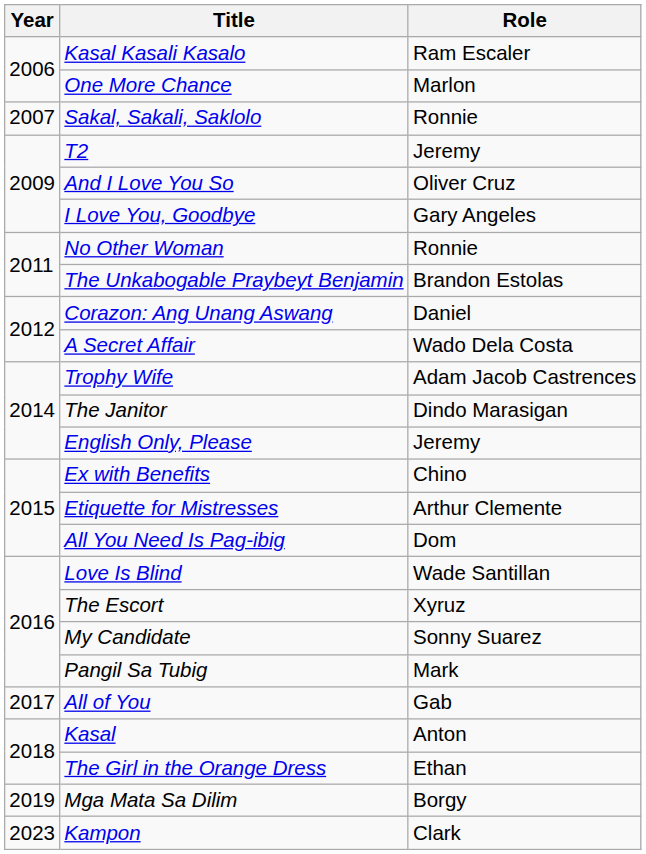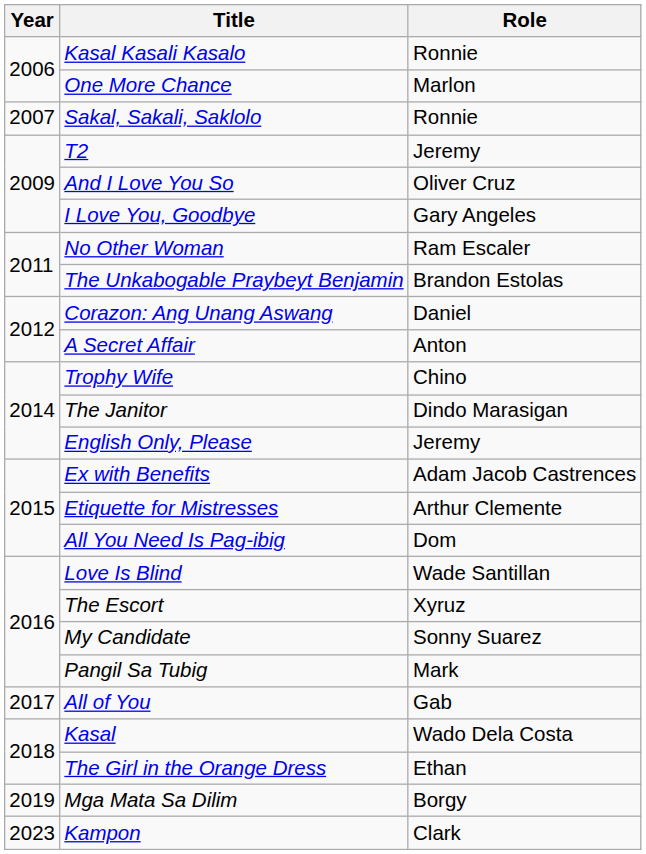(472, 53) Ram Escaler -> (446, 53) Ronnie
(446, 248) Ronnie -> (472, 248) Ram Escaler
(493, 345) Wado Dela Costa -> (440, 345) Anton
(525, 378) Adam Jacob Castrences -> (440, 378) Chino
(440, 475) Chino -> (525, 475) Adam Jacob Castrences
(440, 735) Anton -> (493, 735) Wado Dela Costa
